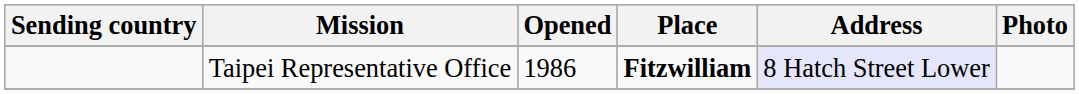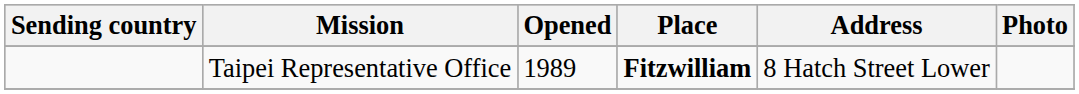(550, 67) 1986 -> (550, 67) 1989
(877, 67) lavender background -> (877, 67) no background
